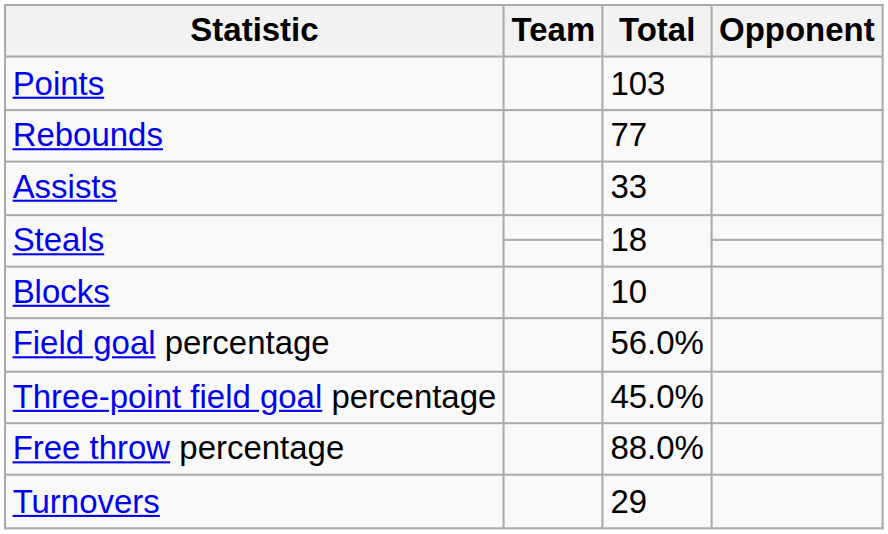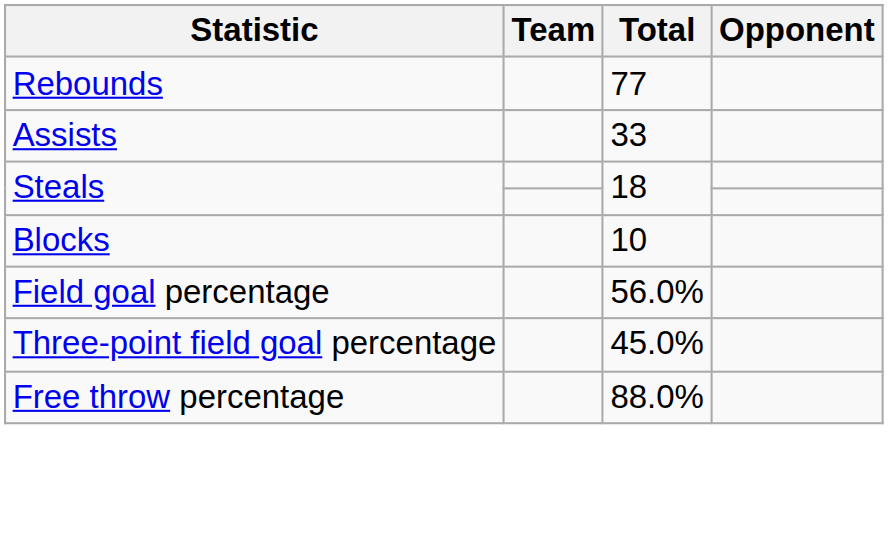- row: (58, 82)
- row: (86, 501)
